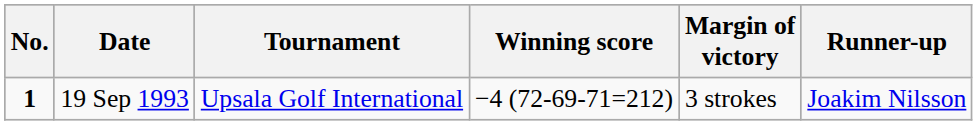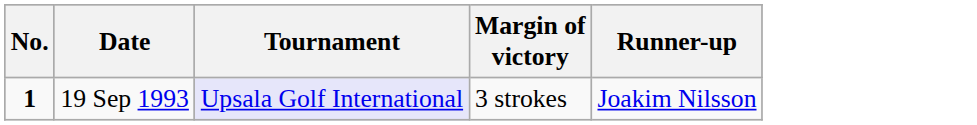- column: (574, 41)
(332, 98) no background -> (332, 98) lavender background
